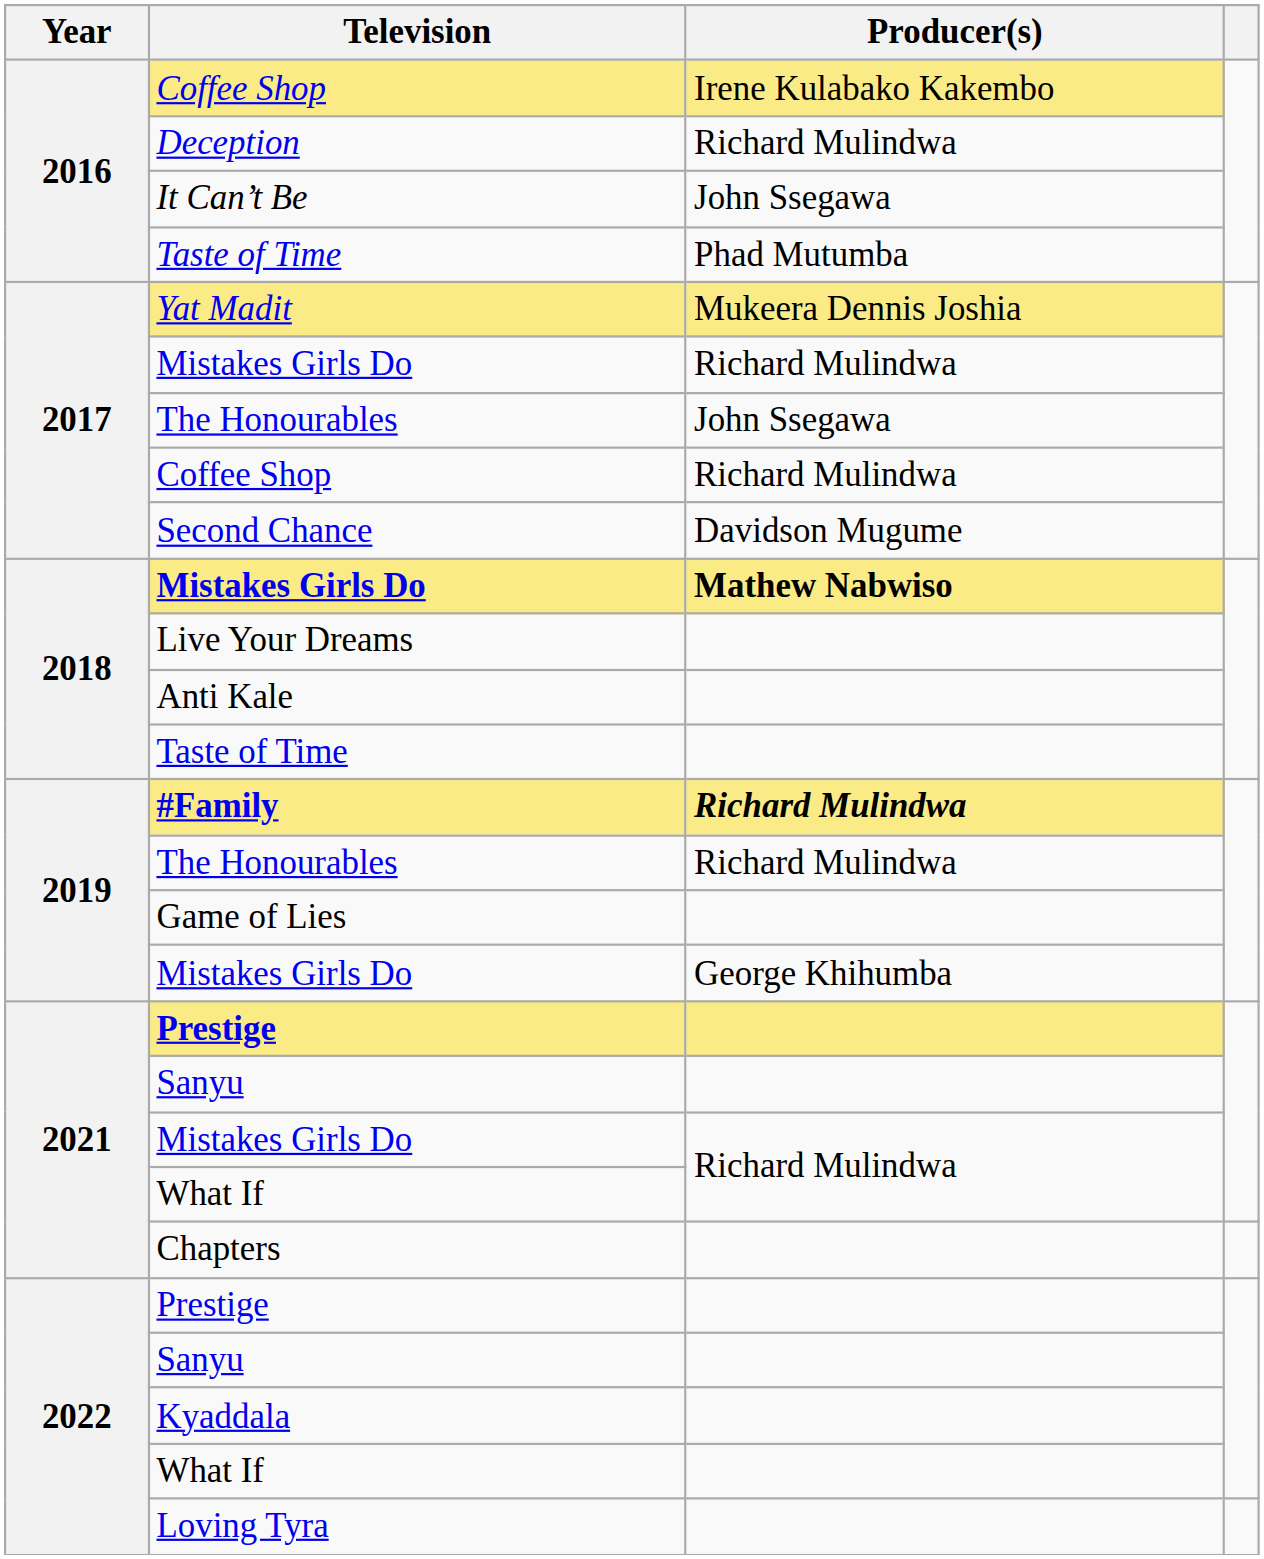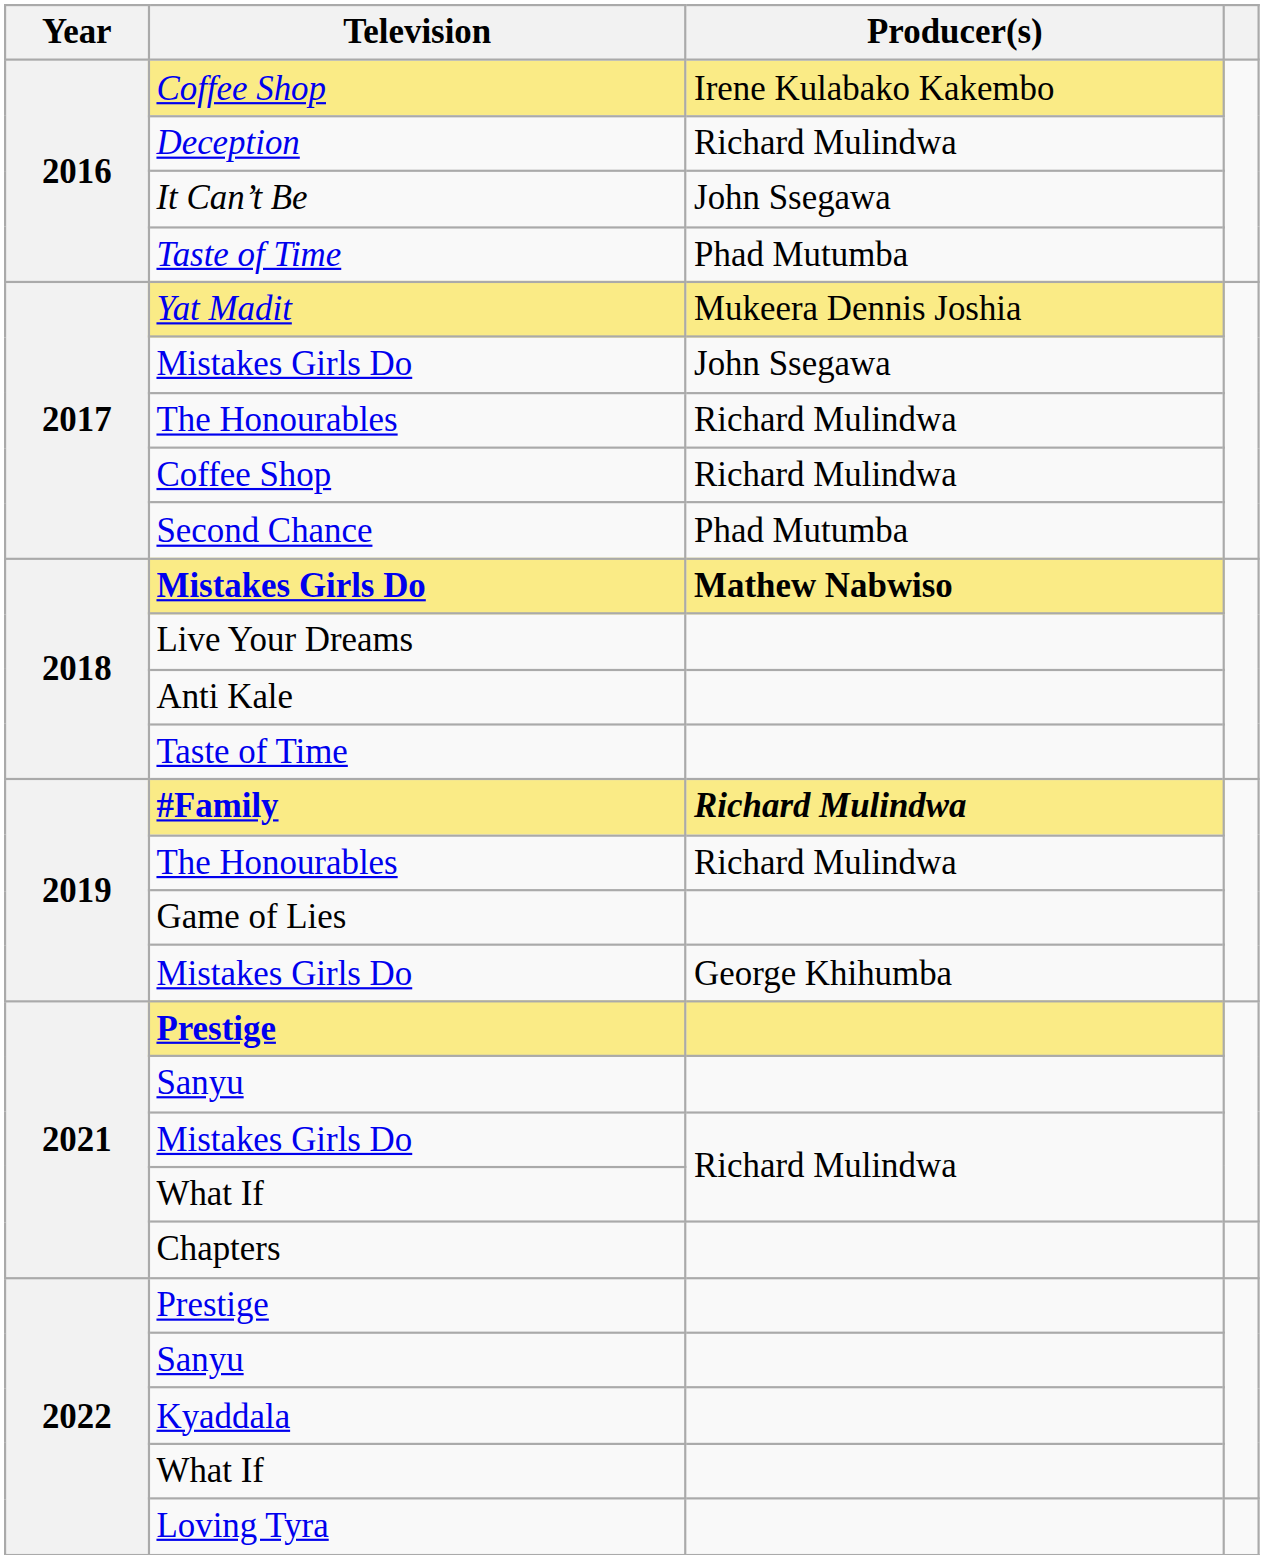(825, 364) Richard Mulindwa -> (792, 364) John Ssegawa
(792, 419) John Ssegawa -> (825, 419) Richard Mulindwa
(828, 530) Davidson Mugume -> (801, 530) Phad Mutumba
